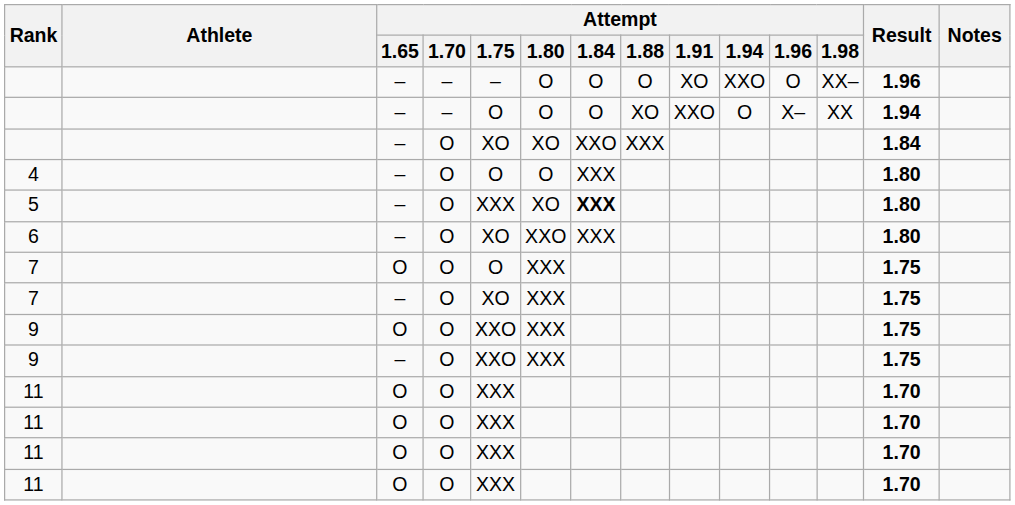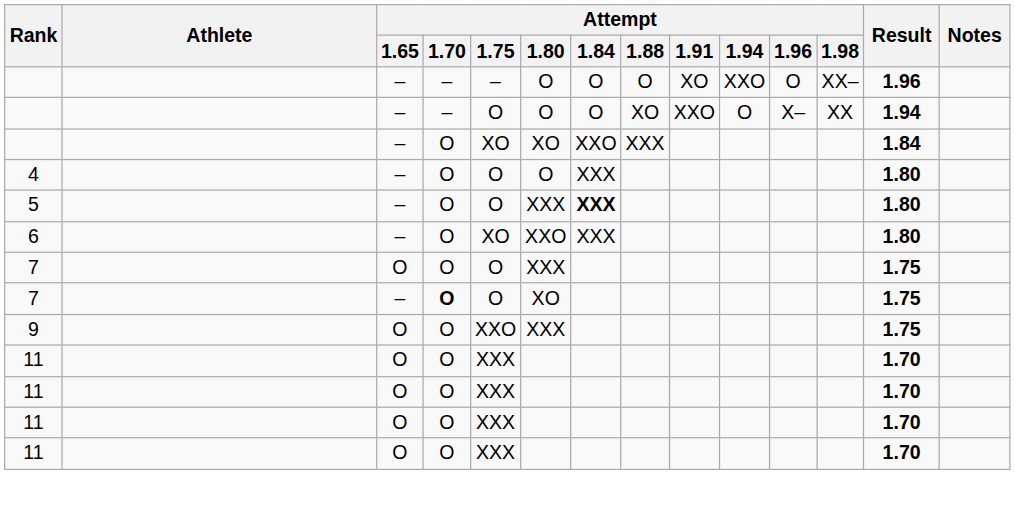(495, 205) XXX -> (495, 205) O
(546, 205) XO -> (546, 205) XXX
(447, 298) normal -> (447, 298) bold
(495, 298) XO -> (495, 298) O
(546, 298) XXX -> (546, 298) XO
- row: (34, 360)
